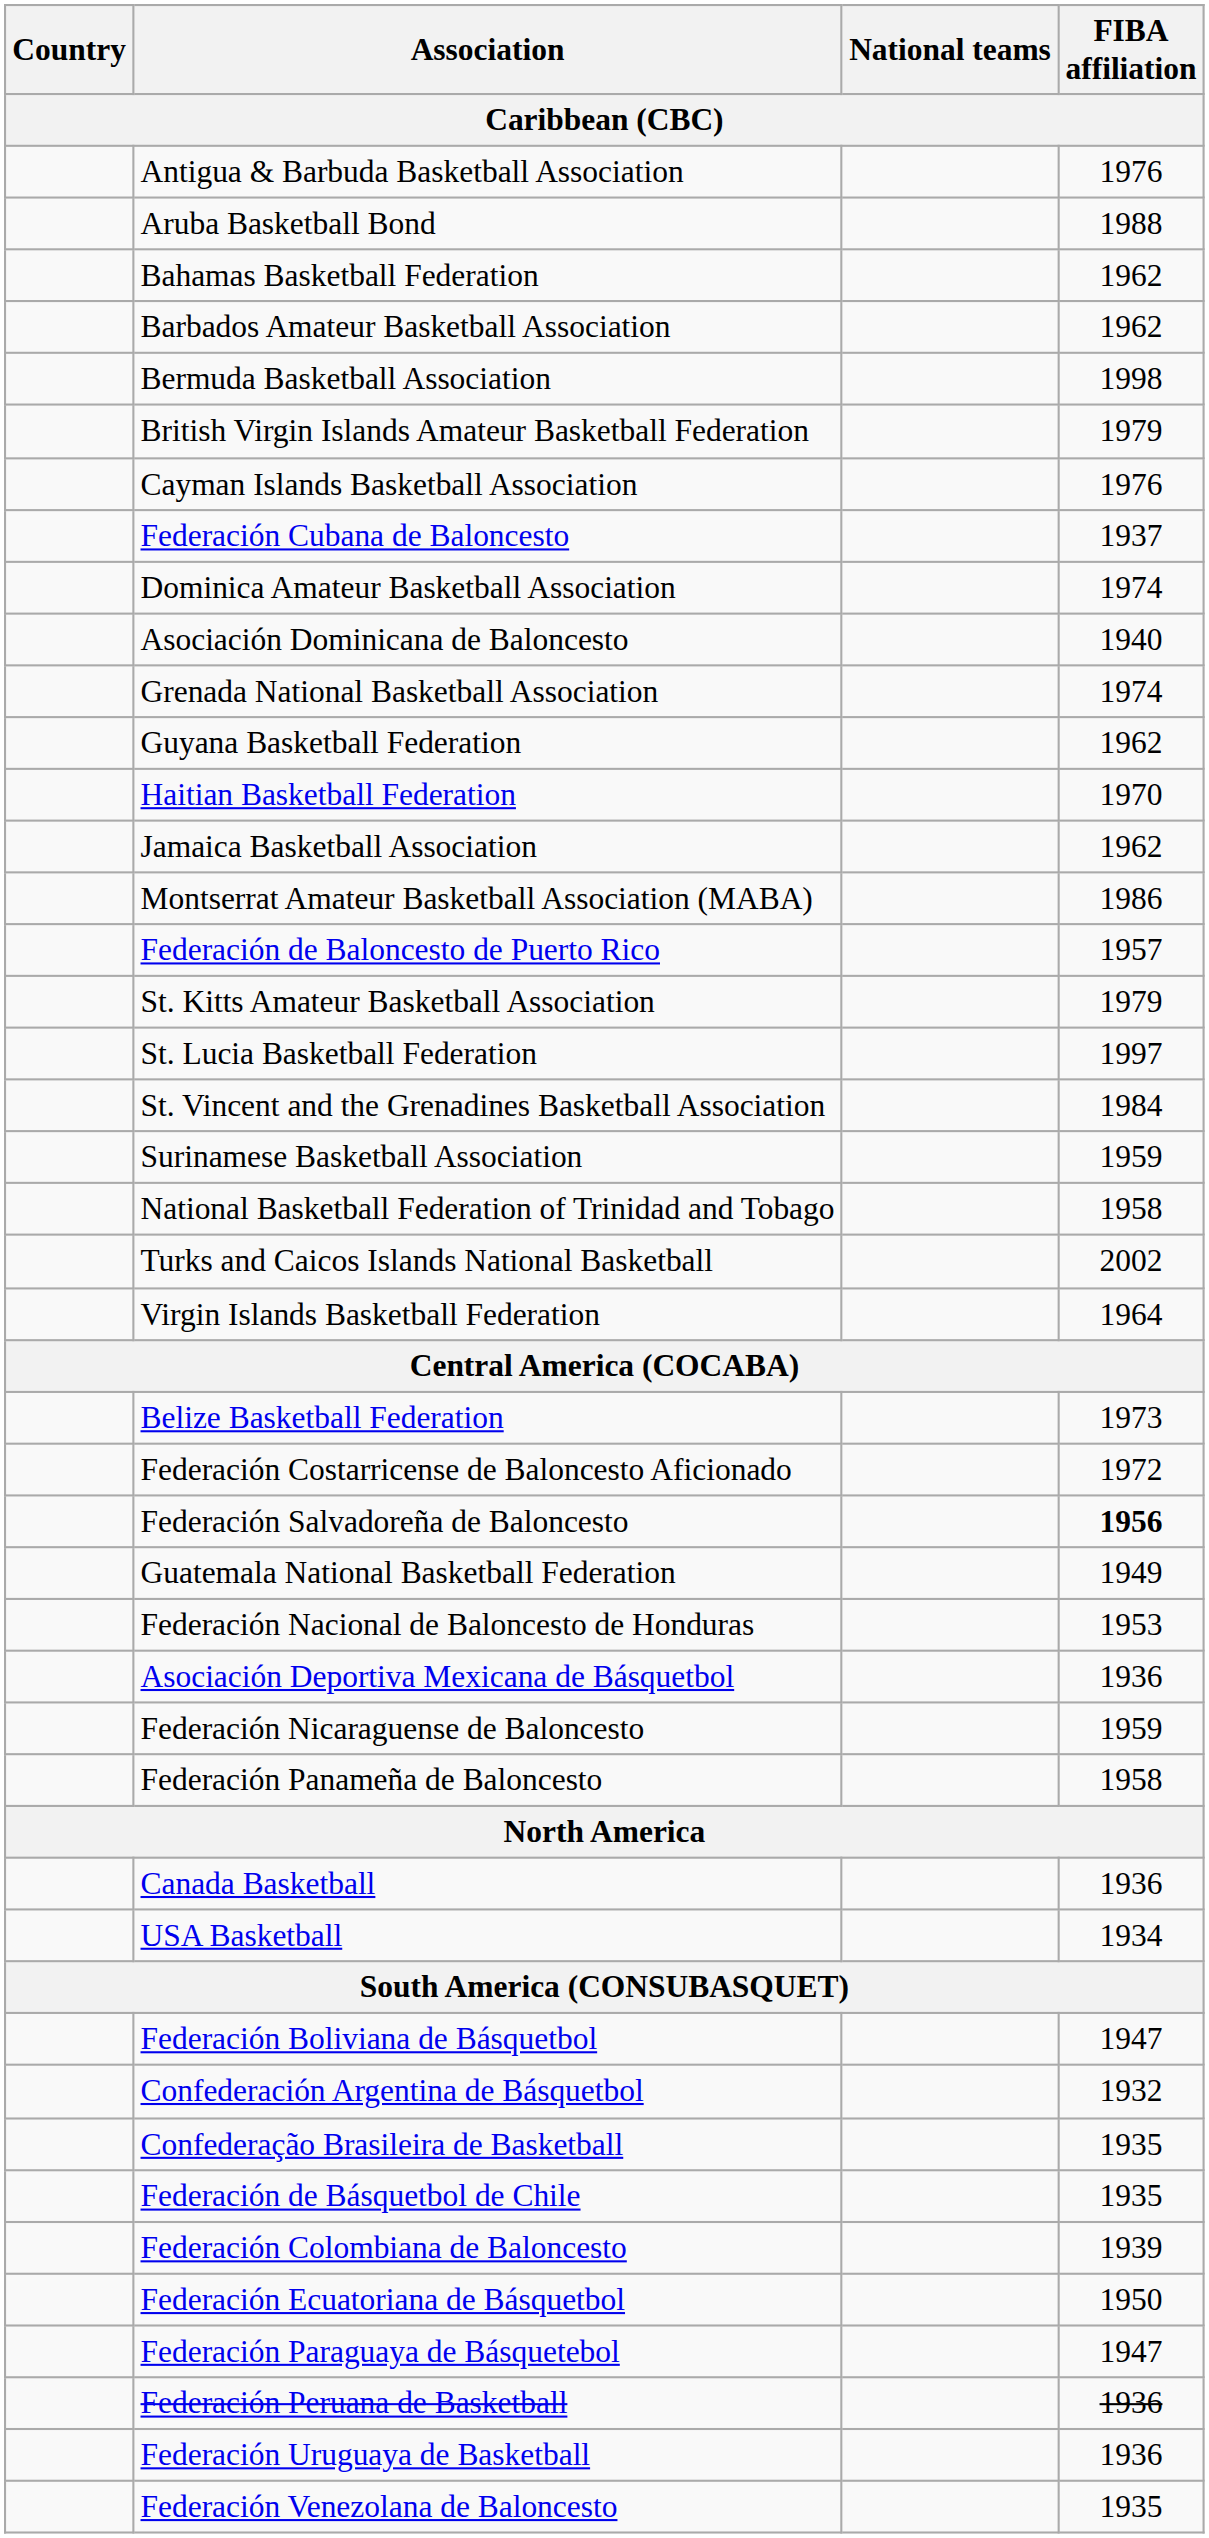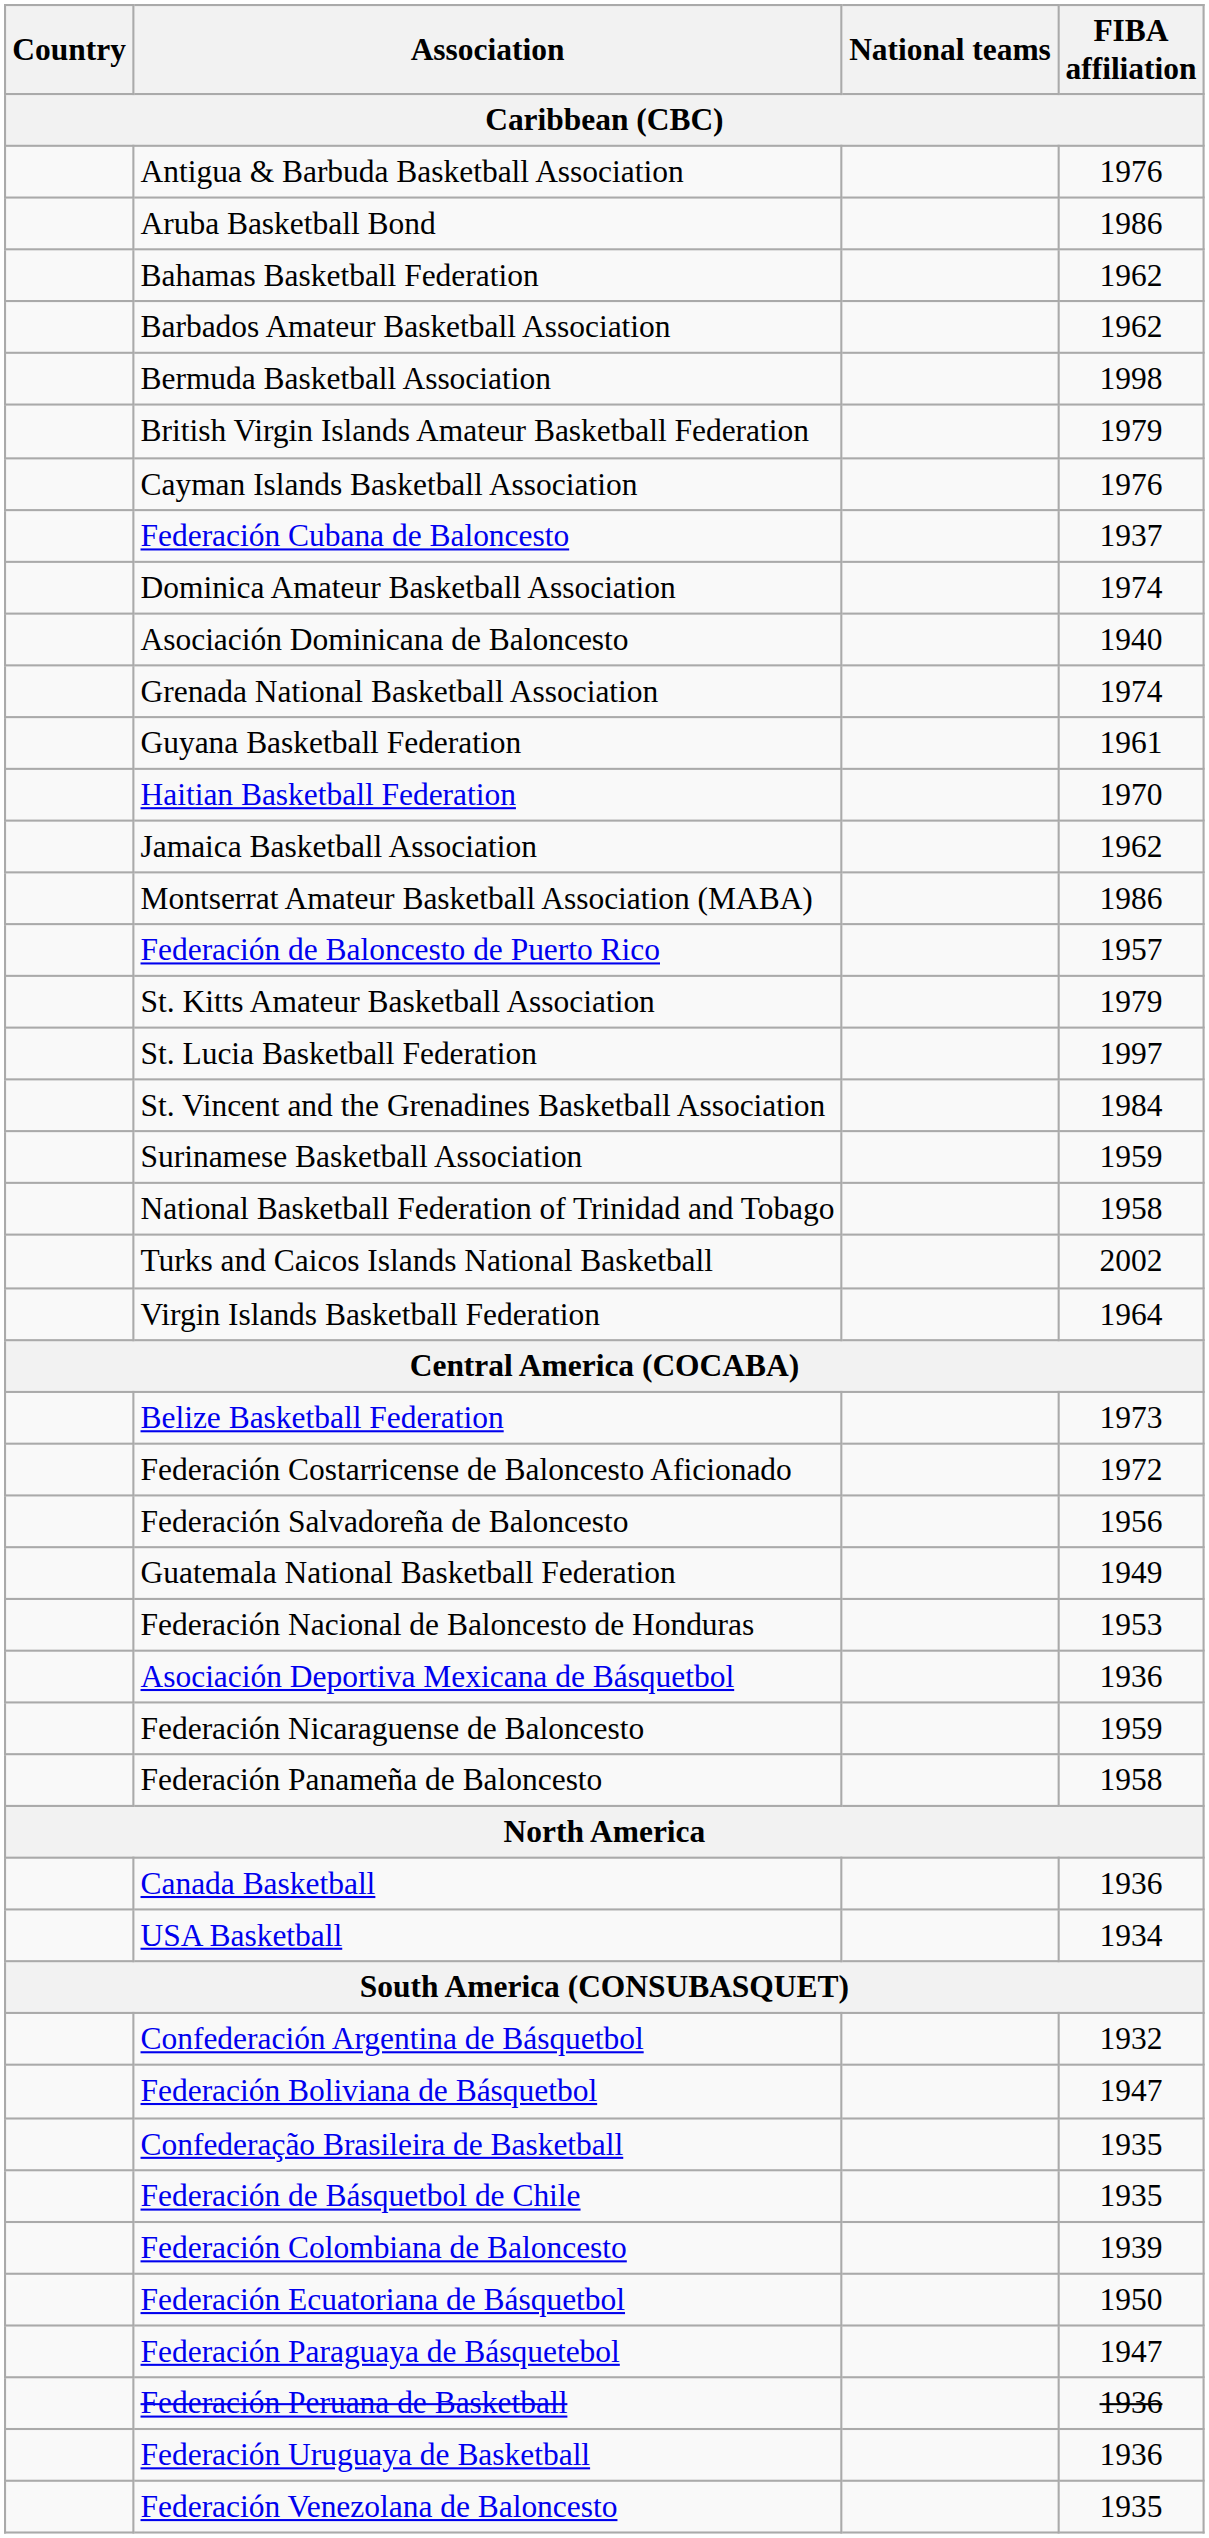(1131, 223) 1988 -> (1131, 223) 1986
(1131, 742) 1962 -> (1131, 742) 1961
(1131, 1520) bold -> (1131, 1520) normal
rows swapped: (392, 2091) <-> (369, 2039)
